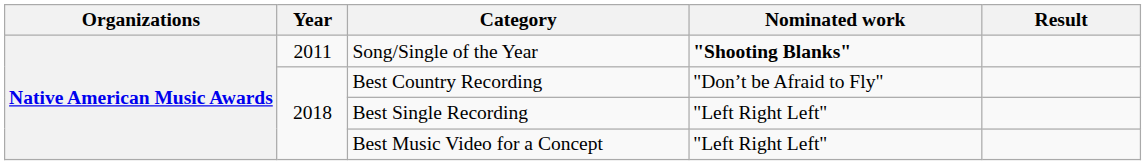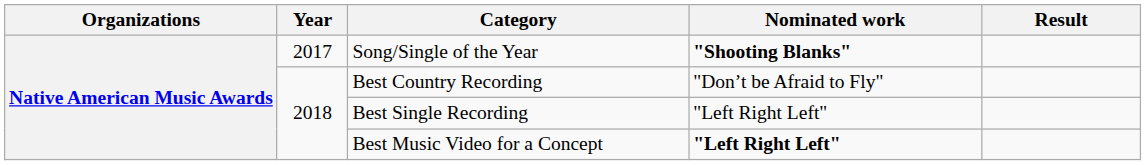(313, 50) 2011 -> (313, 50) 2017
(760, 143) normal -> (767, 143) bold
